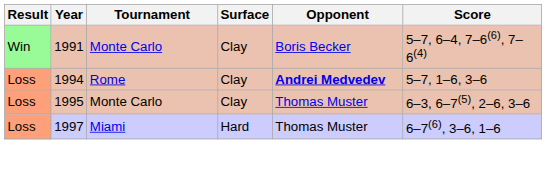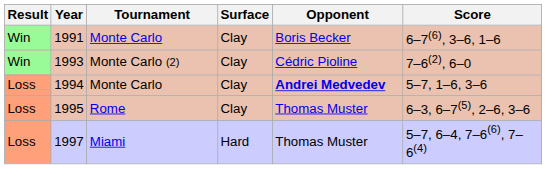(464, 47) 5–7, 6–4, 7–6(6), 7–6(4) -> (453, 37) 6–7(6), 3–6, 1–6
+ row: (69, 62)
(108, 79) Rome -> (126, 85) Monte Carlo
(126, 102) Monte Carlo -> (108, 108) Rome
(453, 126) 6–7(6), 3–6, 1–6 -> (464, 142) 5–7, 6–4, 7–6(6), 7–6(4)
